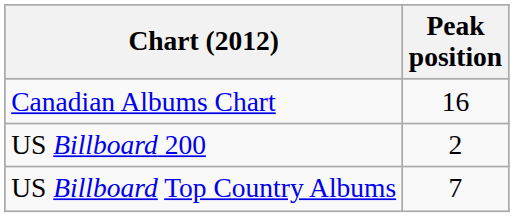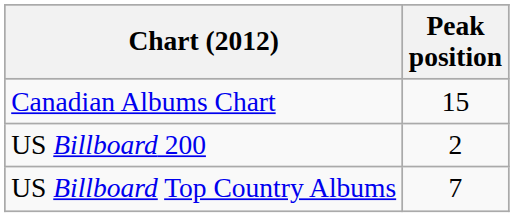(456, 100) 16 -> (456, 100) 15
